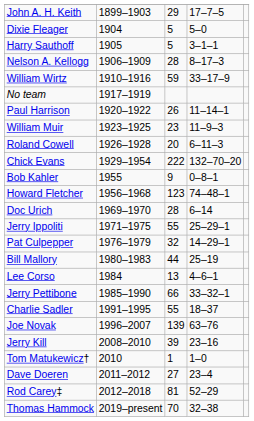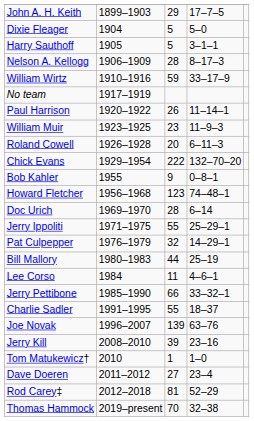(173, 276) 13 -> (173, 276) 11
